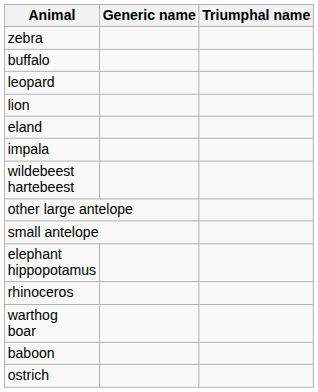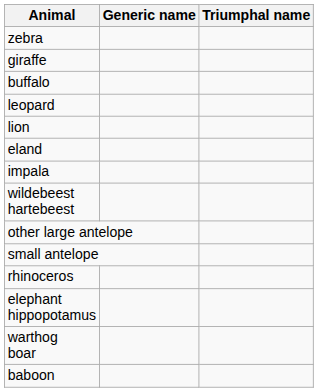+ row: (27, 60)
rows swapped: (41, 292) <-> (52, 262)
- row: (28, 375)
